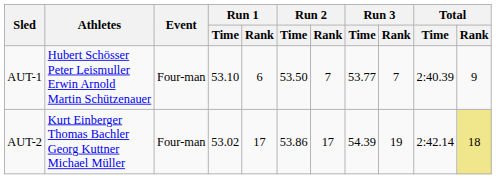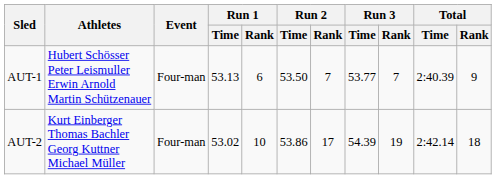(225, 77) 53.10 -> (225, 77) 53.13
(259, 142) 17 -> (259, 142) 10
(474, 142) khaki background -> (474, 142) no background
